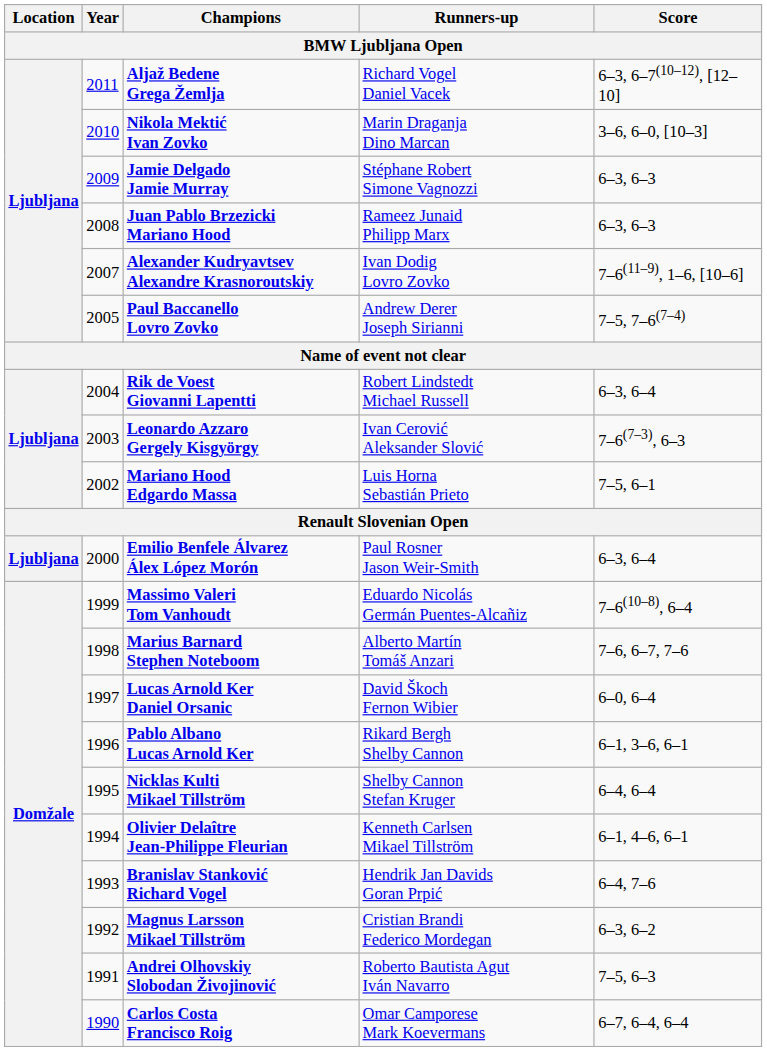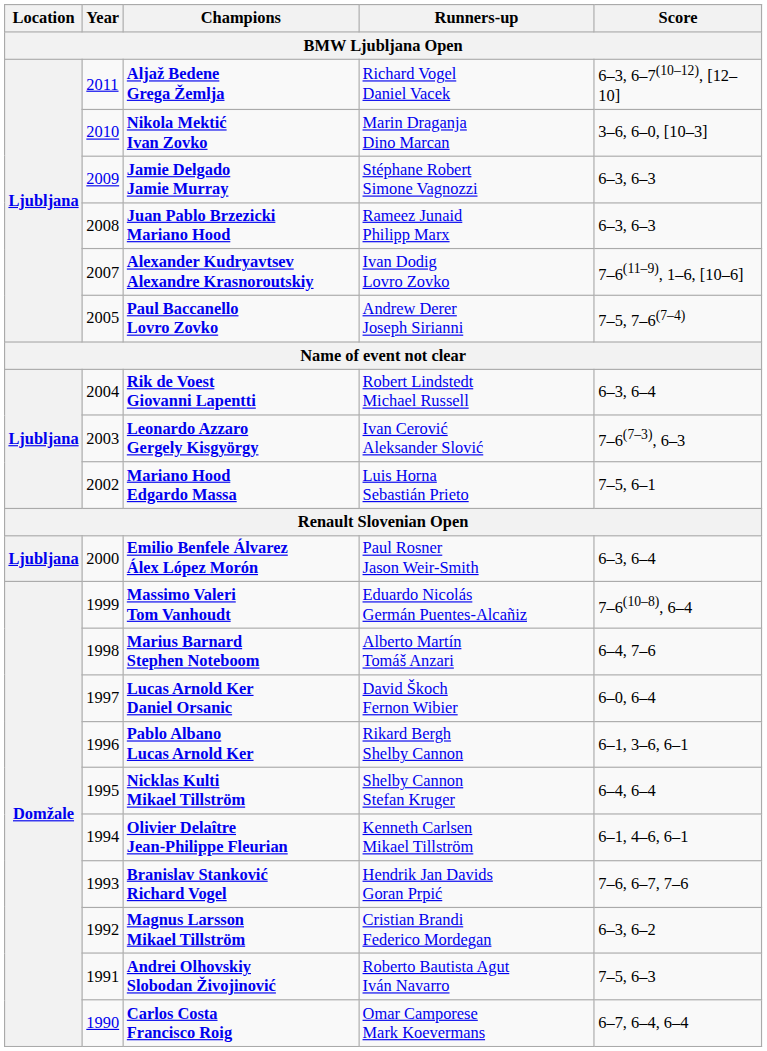(643, 651) 7–6, 6–7, 7–6 -> (627, 651) 6–4, 7–6
(627, 884) 6–4, 7–6 -> (643, 884) 7–6, 6–7, 7–6
